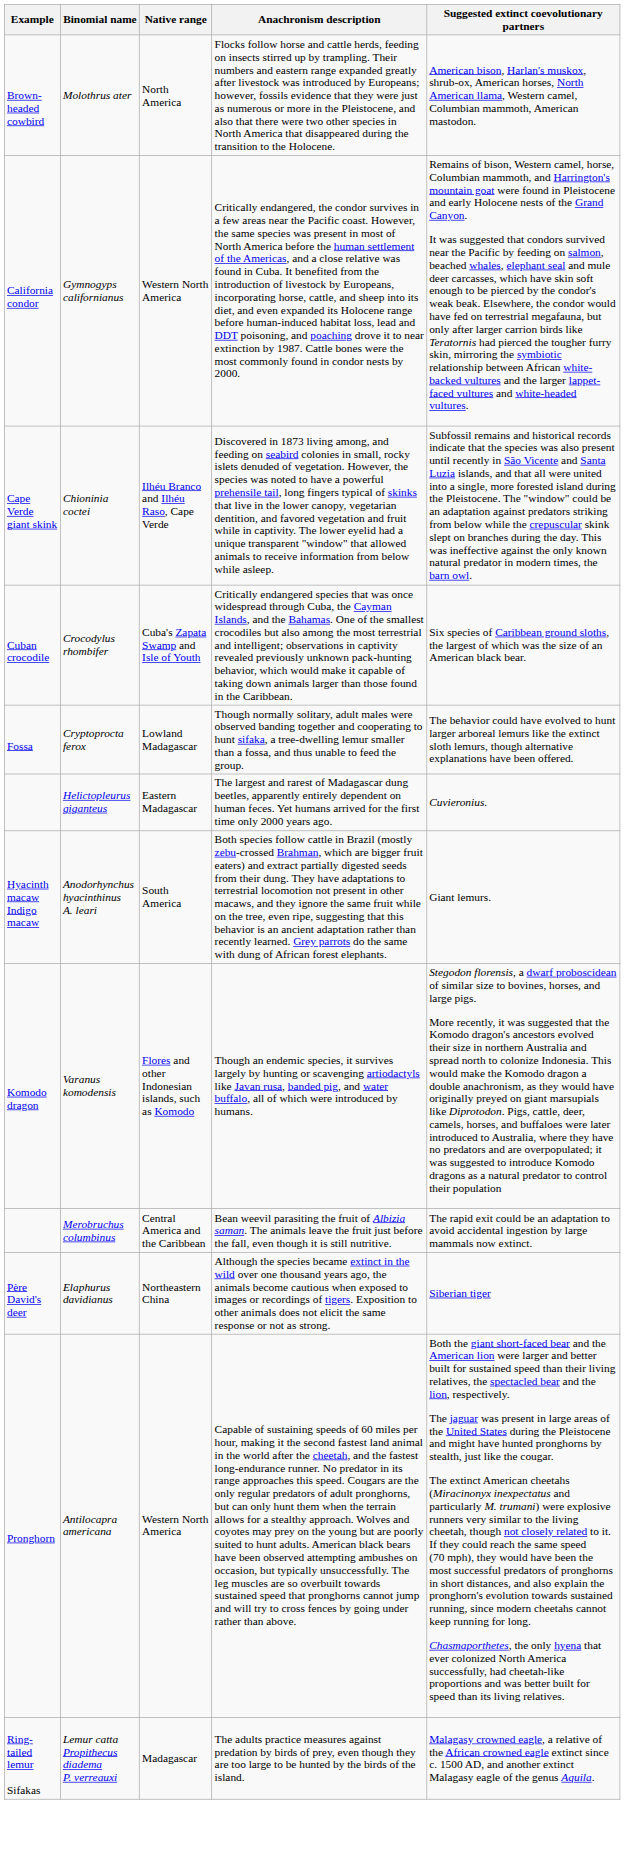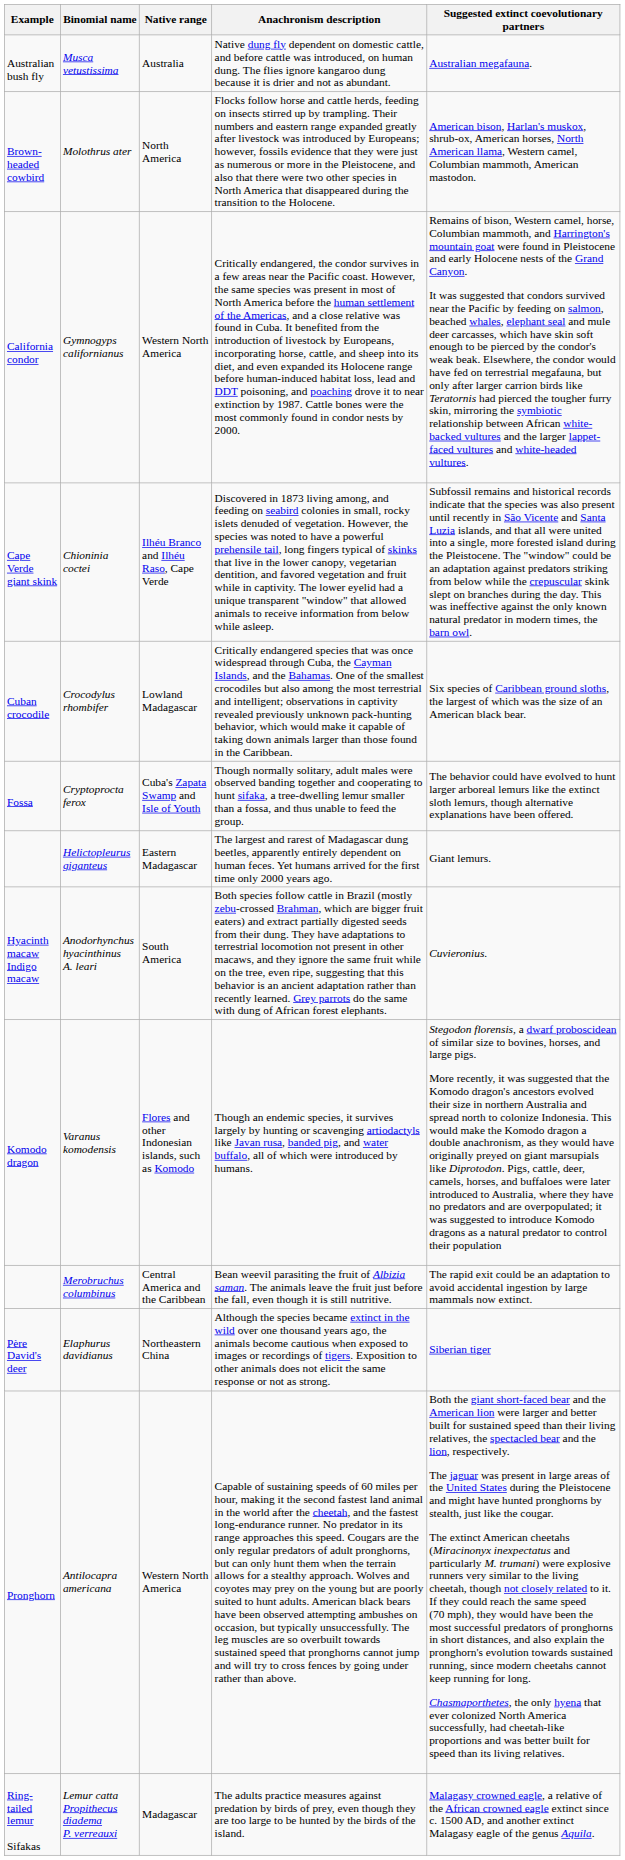+ row: (91, 63)
(174, 645) Cuba's Zapata Swamp and Isle of Youth -> (170, 701) Lowland Madagascar
(170, 739) Lowland Madagascar -> (174, 796) Cuba's Zapata Swamp and Isle of Youth
(458, 802) Cuvieronius. -> (460, 858) Giant lemurs.
(460, 897) Giant lemurs. -> (458, 953) Cuvieronius.
